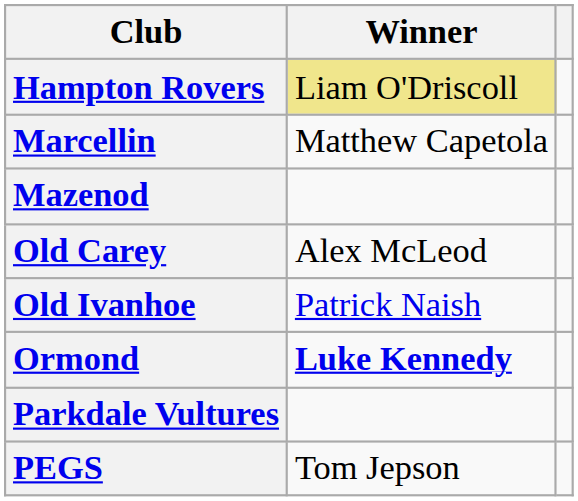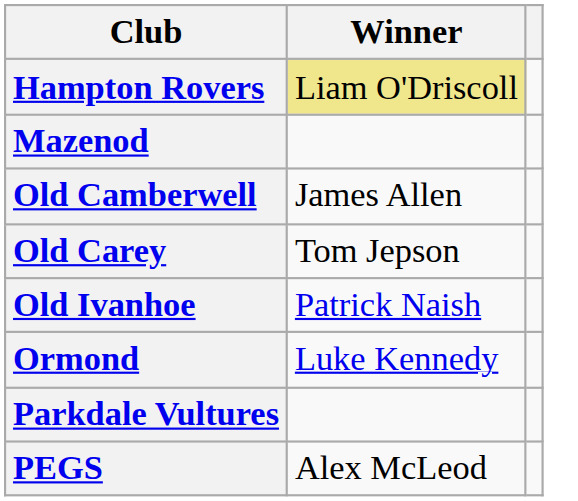- row: (84, 140)
+ row: (135, 195)
(391, 250) Alex McLeod -> (377, 250) Tom Jepson
(403, 359) bold -> (397, 359) normal
(377, 468) Tom Jepson -> (391, 468) Alex McLeod
